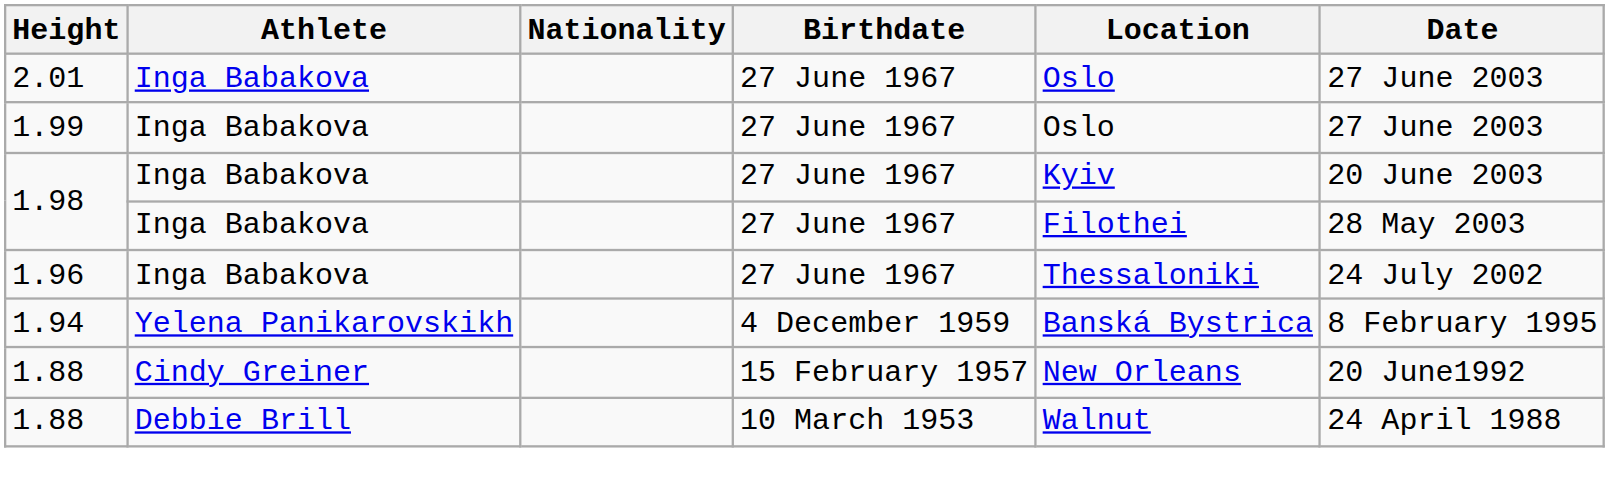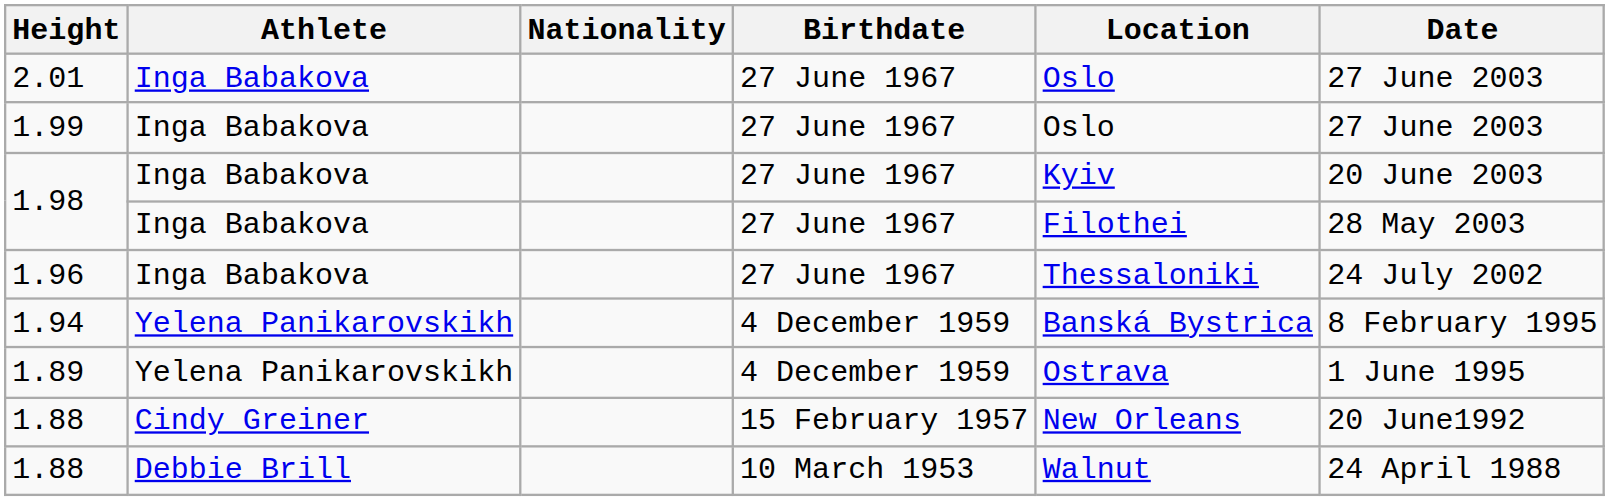+ row: (48, 372)
